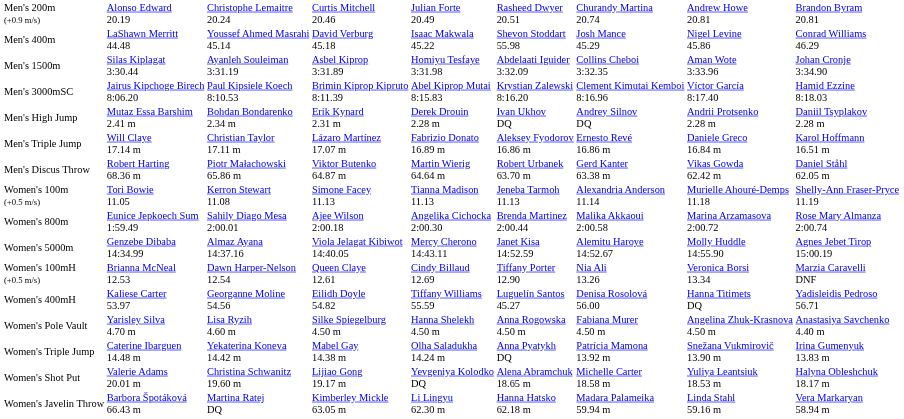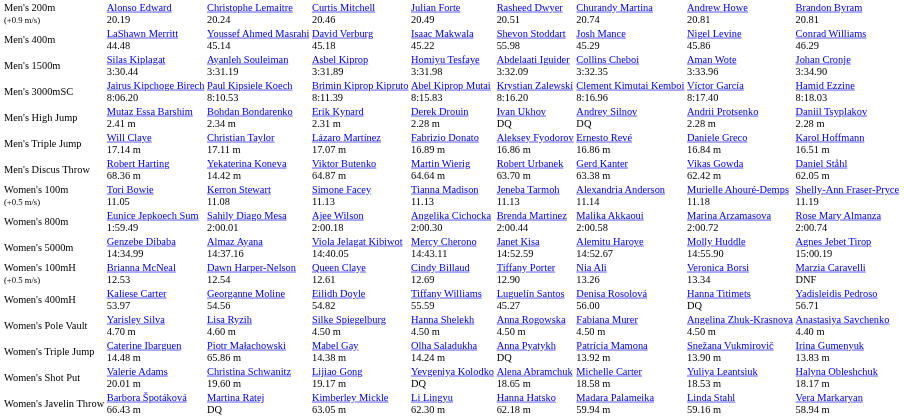(246, 169) Piotr Małachowski 65.86 m -> (247, 169) Yekaterina Koneva 14.42 m
(247, 351) Yekaterina Koneva 14.42 m -> (246, 351) Piotr Małachowski 65.86 m
